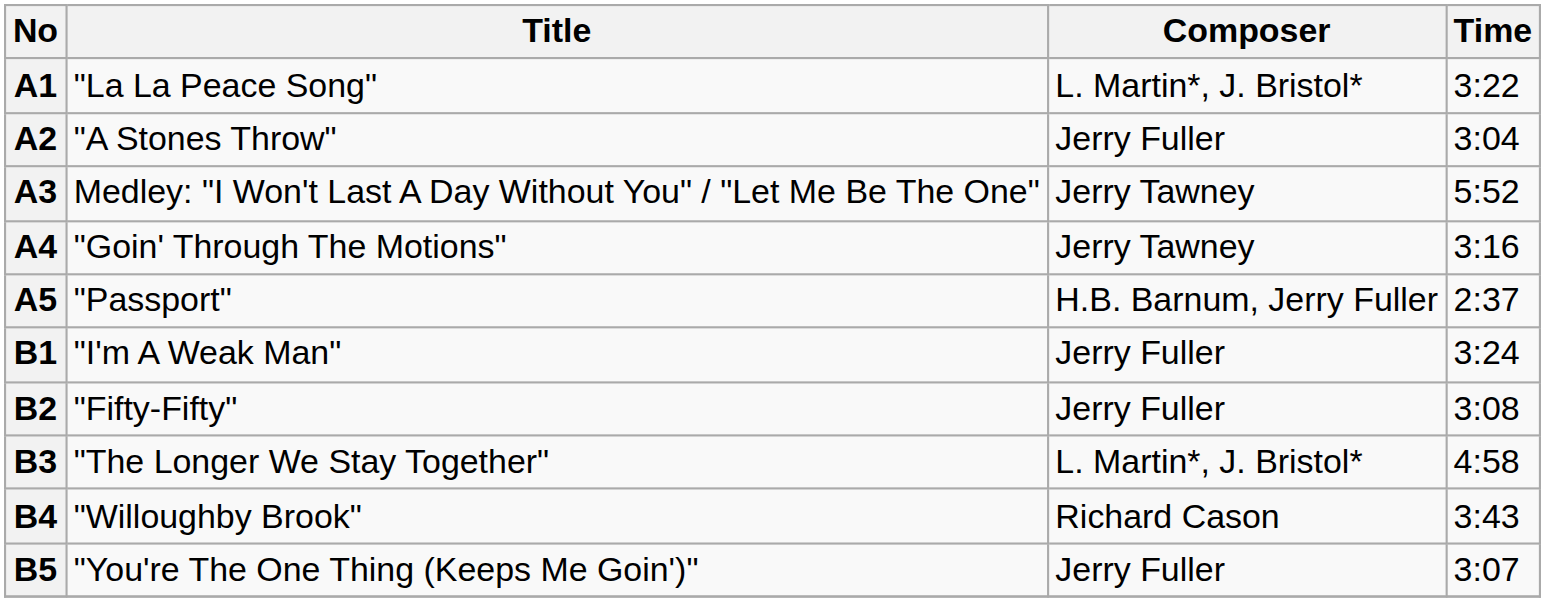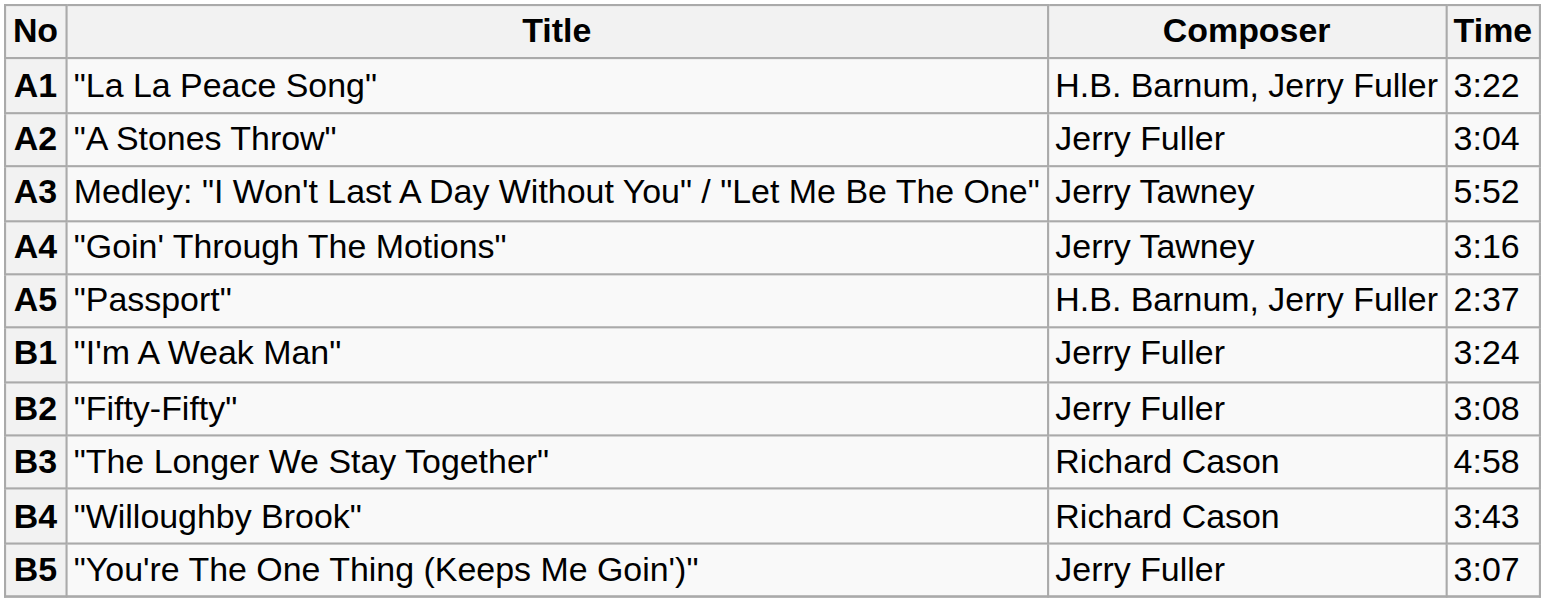(1209, 85) L. Martin*, J. Bristol* -> (1247, 85) H.B. Barnum, Jerry Fuller
(1209, 461) L. Martin*, J. Bristol* -> (1168, 461) Richard Cason
